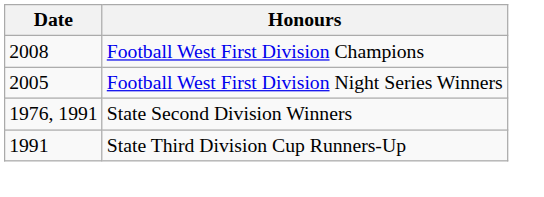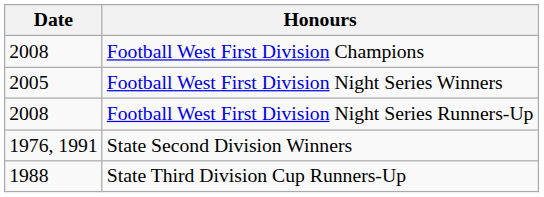+ row: (320, 113)
(29, 144) 1991 -> (29, 176) 1988
